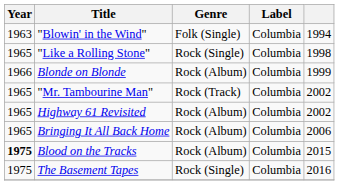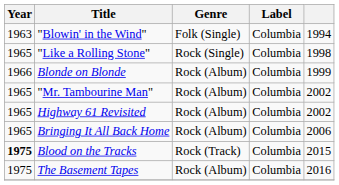(208, 92) Rock (Track) -> (211, 92) Rock (Album)
(211, 151) Rock (Album) -> (208, 151) Rock (Track)
(209, 170) Rock (Single) -> (211, 170) Rock (Album)
